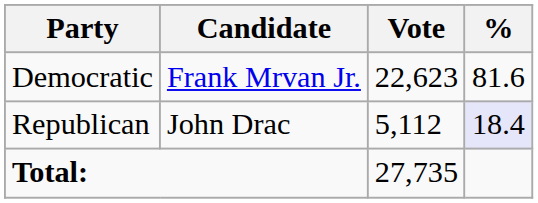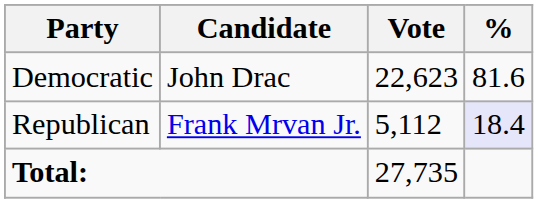(264, 76) Frank Mrvan Jr. -> (229, 76) John Drac
(229, 124) John Drac -> (264, 124) Frank Mrvan Jr.
